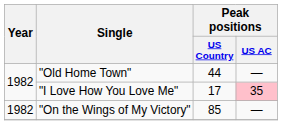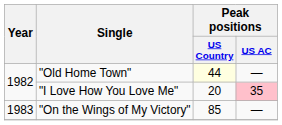(214, 72) no background -> (214, 72) lightyellow background
(214, 91) 17 -> (214, 91) 20
(20, 110) 1982 -> (20, 110) 1983
